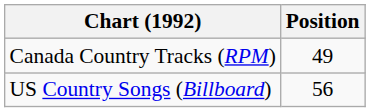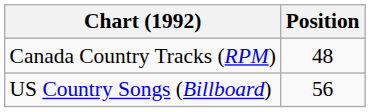(323, 55) 49 -> (323, 55) 48
